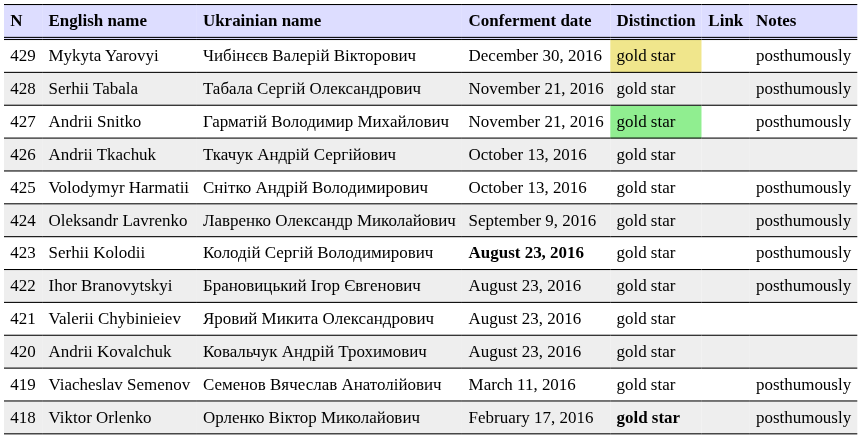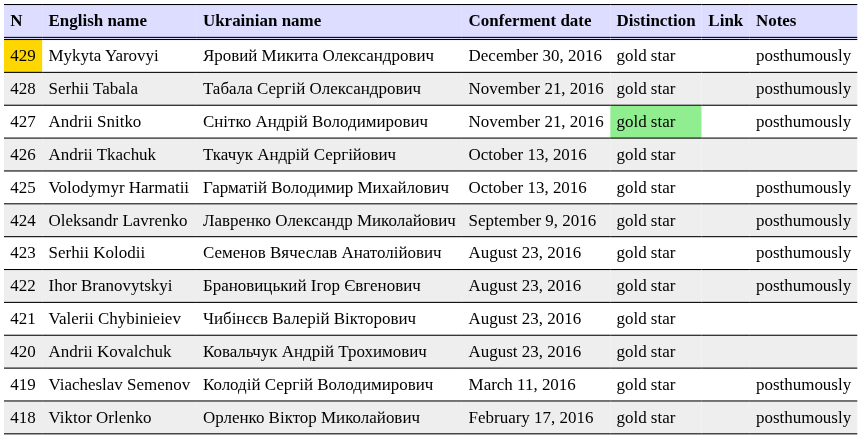(23, 55) no background -> (23, 55) gold background
(309, 55) Чибінєєв Валерій Вікторович -> (318, 55) Яровий Микита Олександрович
(646, 55) khaki background -> (646, 55) no background
(326, 121) Гарматій Володимир Михайлович -> (316, 121) Снітко Андрій Володимирович
(316, 187) Снітко Андрій Володимирович -> (326, 187) Гарматій Володимир Михайлович
(318, 253) Колодій Сергій Володимирович -> (322, 253) Семенов Вячеслав Анатолійович
(526, 253) bold -> (525, 253) normal
(318, 318) Яровий Микита Олександрович -> (309, 318) Чибінєєв Валерій Вікторович
(322, 384) Семенов Вячеслав Анатолійович -> (318, 384) Колодій Сергій Володимирович
(648, 417) bold -> (646, 417) normal
